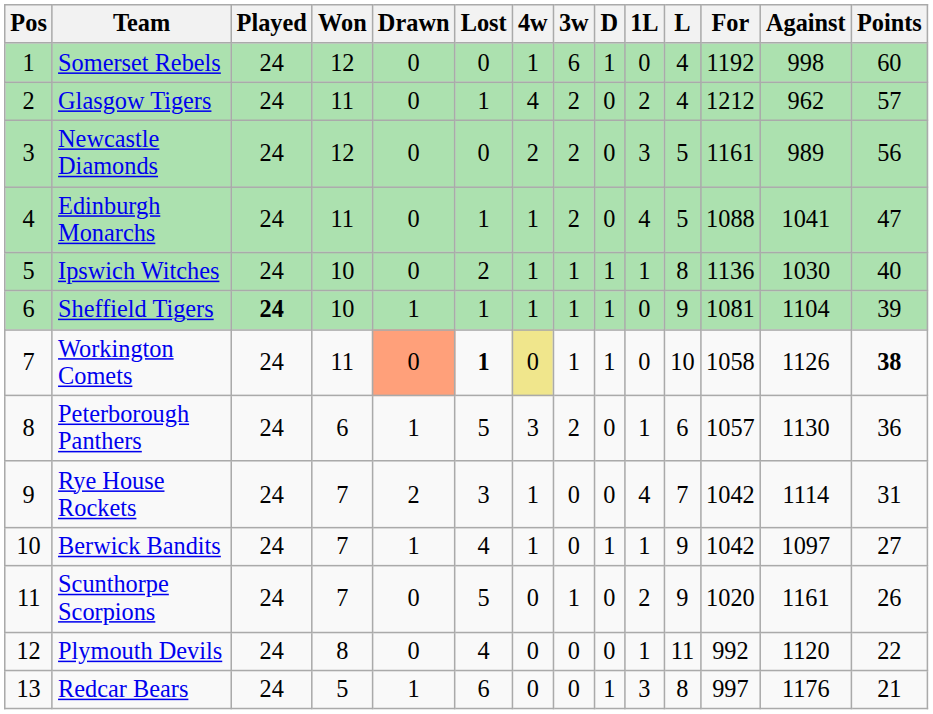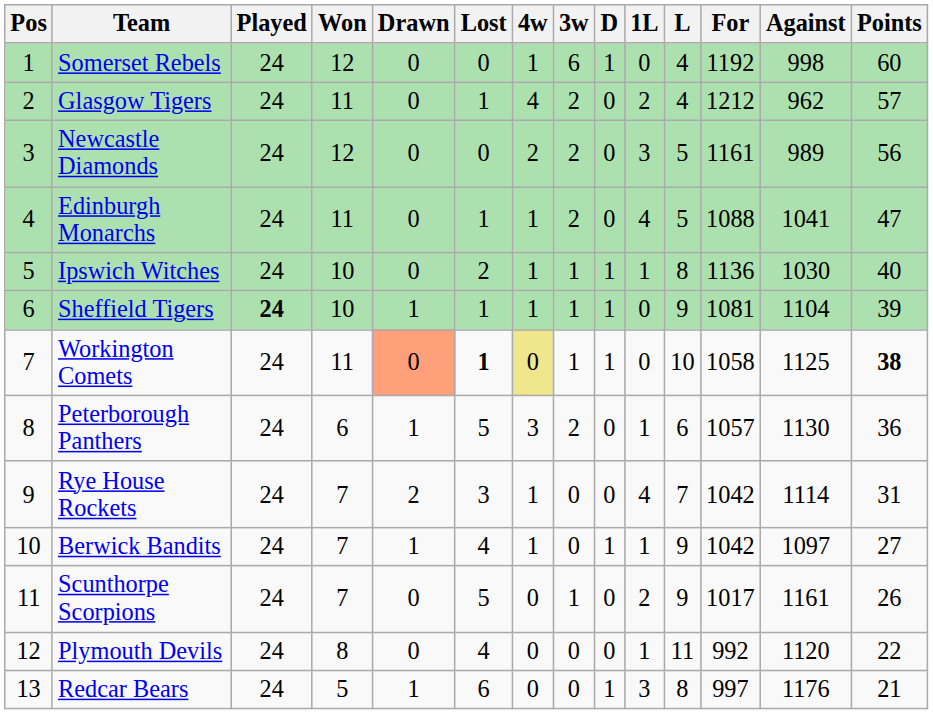(806, 362) 1126 -> (806, 362) 1125
(730, 598) 1020 -> (730, 598) 1017
